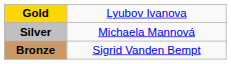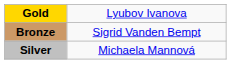rows swapped: (36, 31) <-> (36, 50)
